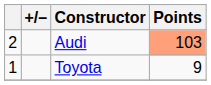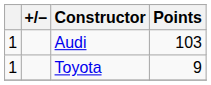(13, 43) 2 -> (13, 43) 1
(189, 43) lightsalmon background -> (189, 43) no background
